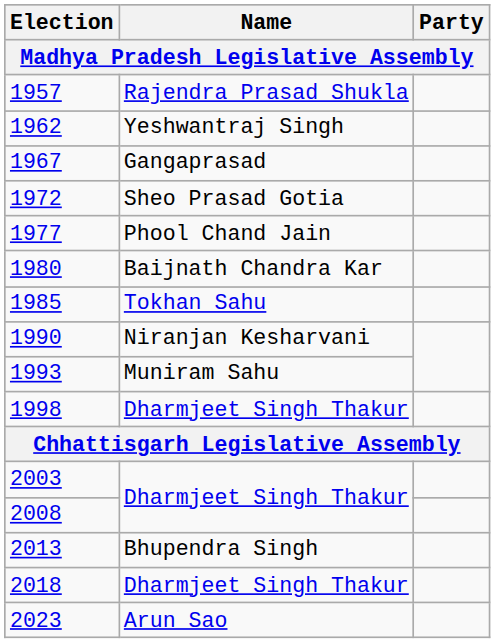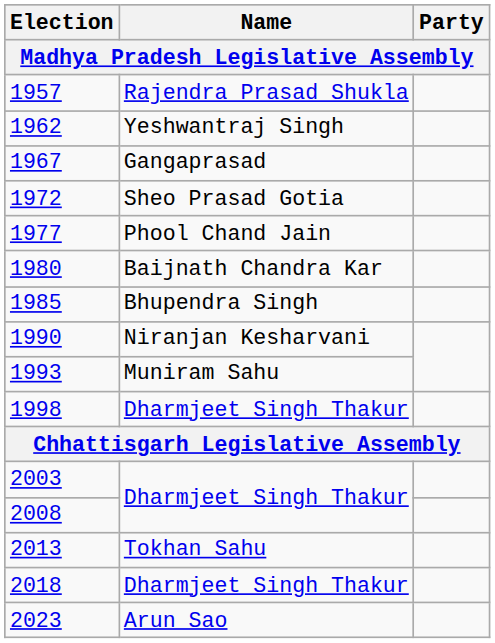(195, 304) Tokhan Sahu -> (221, 304) Bhupendra Singh
(221, 550) Bhupendra Singh -> (195, 550) Tokhan Sahu
